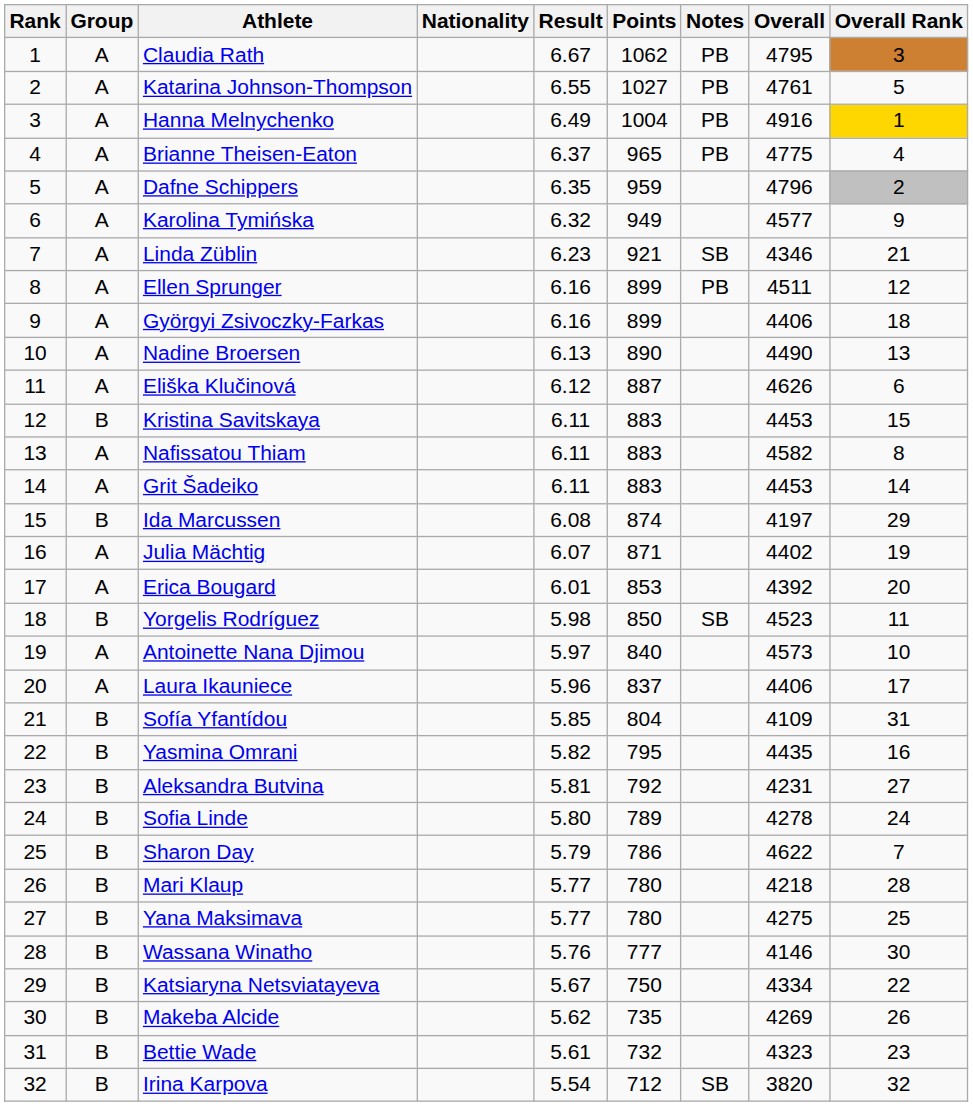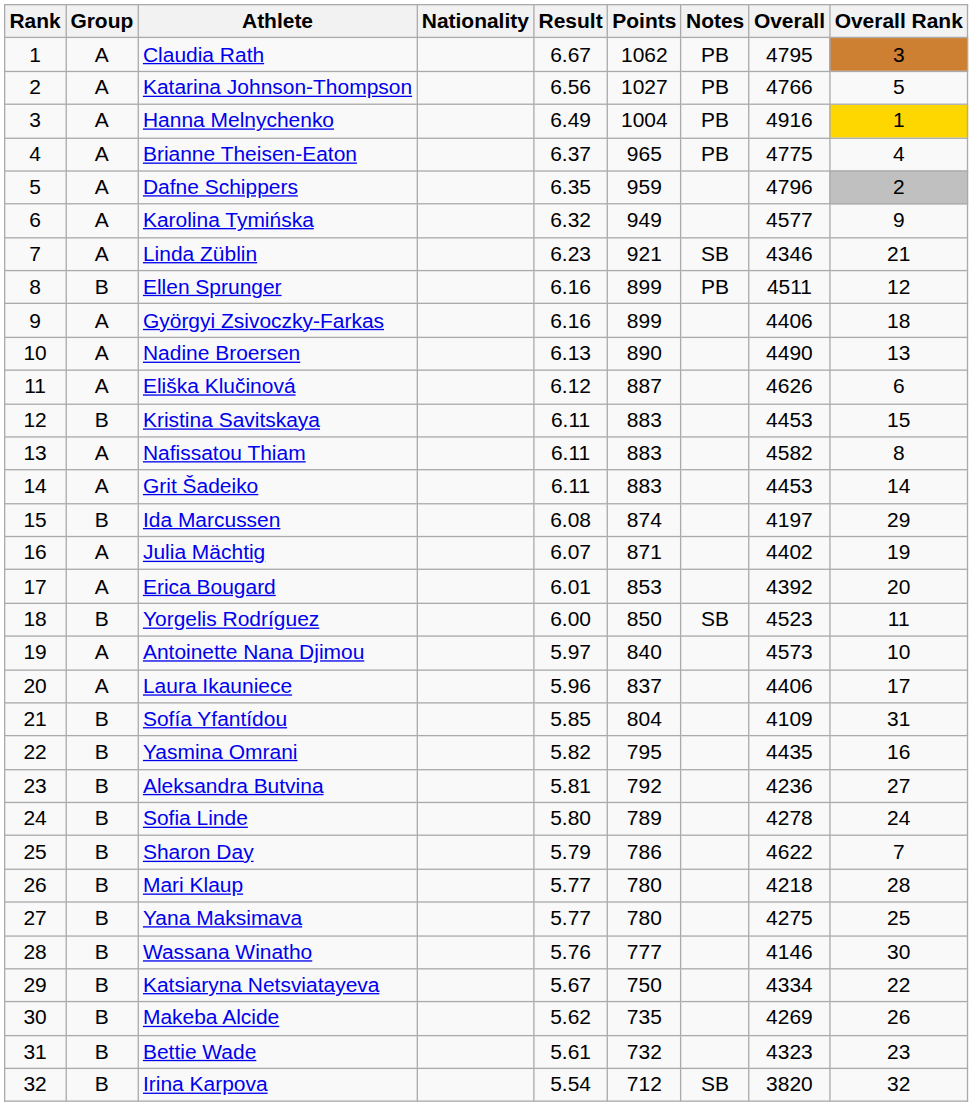(571, 87) 6.55 -> (571, 87) 6.56
(789, 87) 4761 -> (789, 87) 4766
(102, 287) A -> (102, 287) B
(571, 619) 5.98 -> (571, 619) 6.00
(789, 785) 4231 -> (789, 785) 4236
